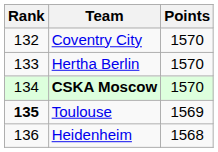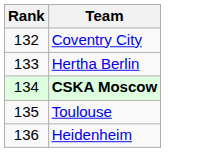- column: (187, 16)
(26, 111) bold -> (26, 111) normal
